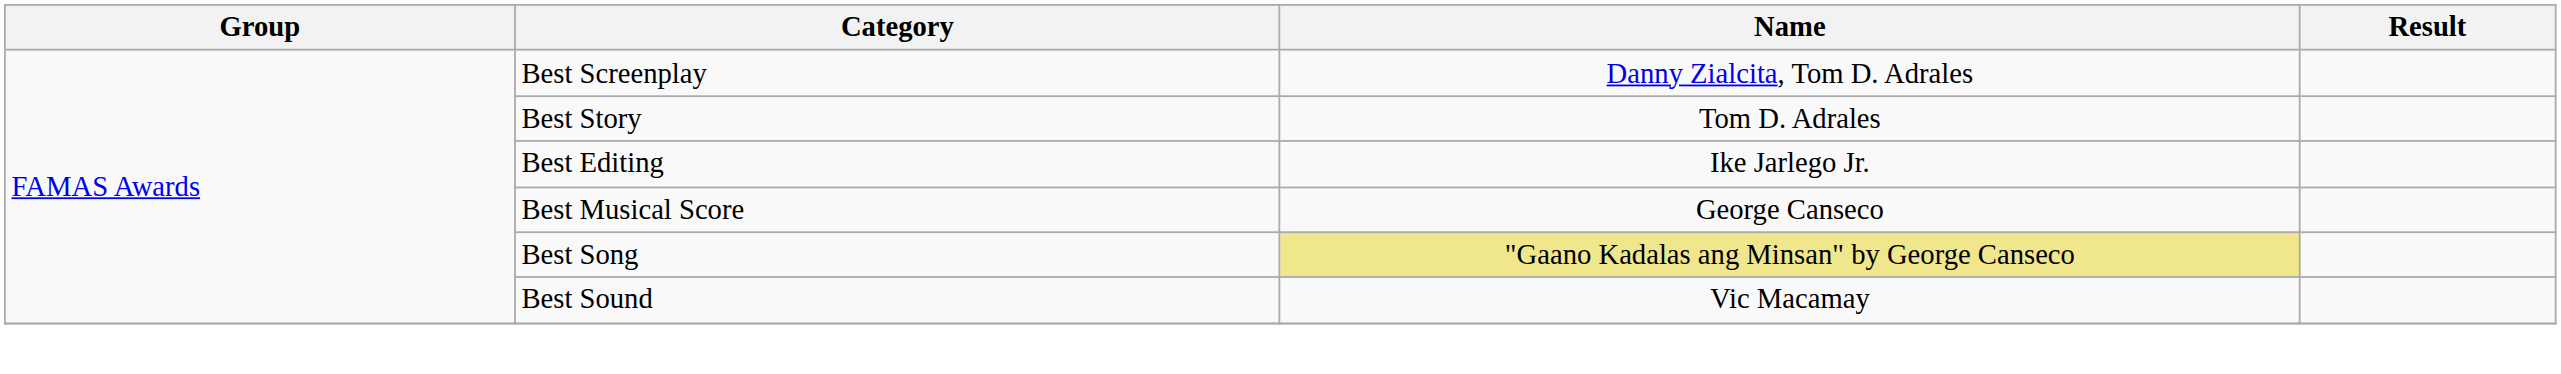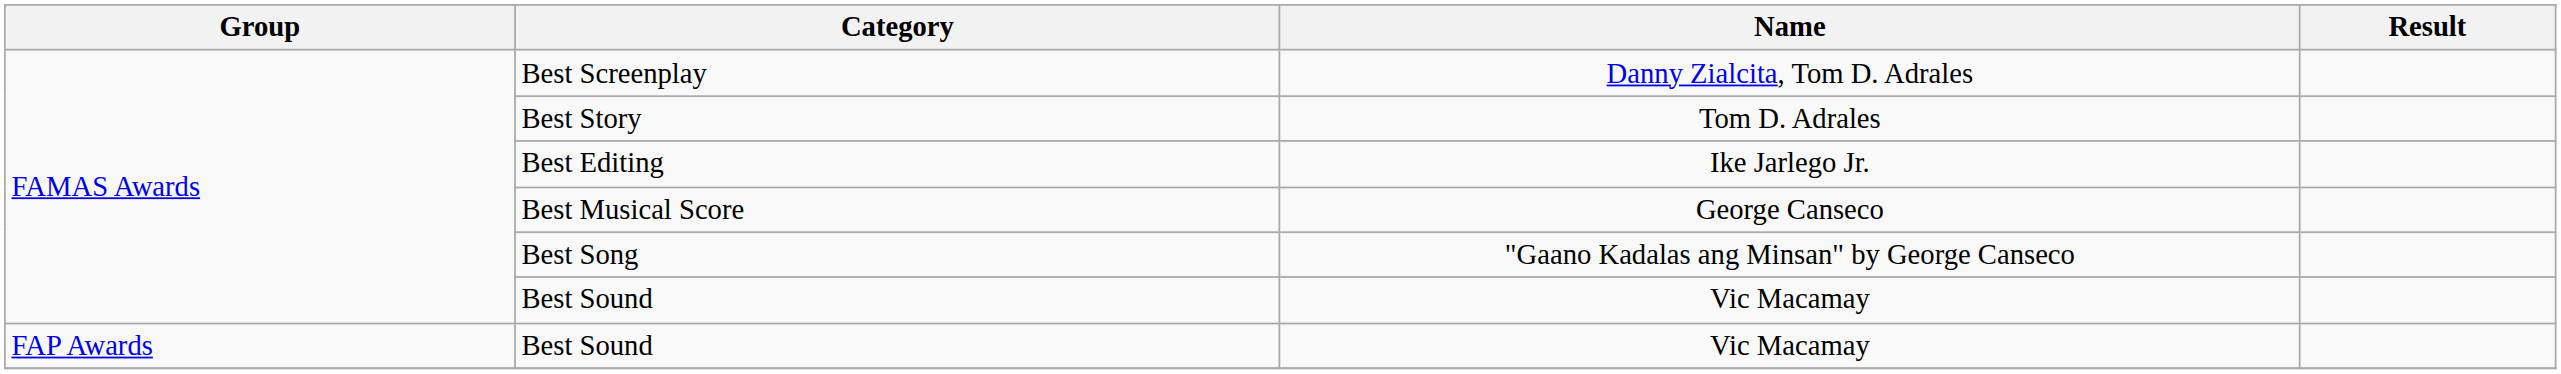(1790, 254) khaki background -> (1790, 254) no background
+ row: (82, 345)
